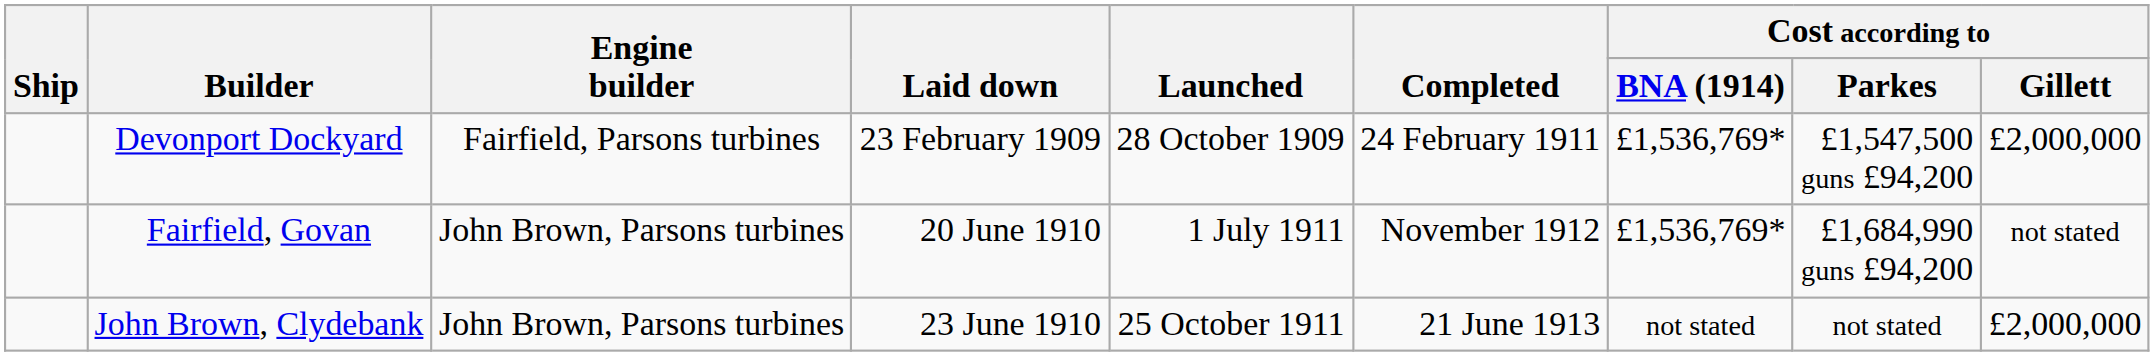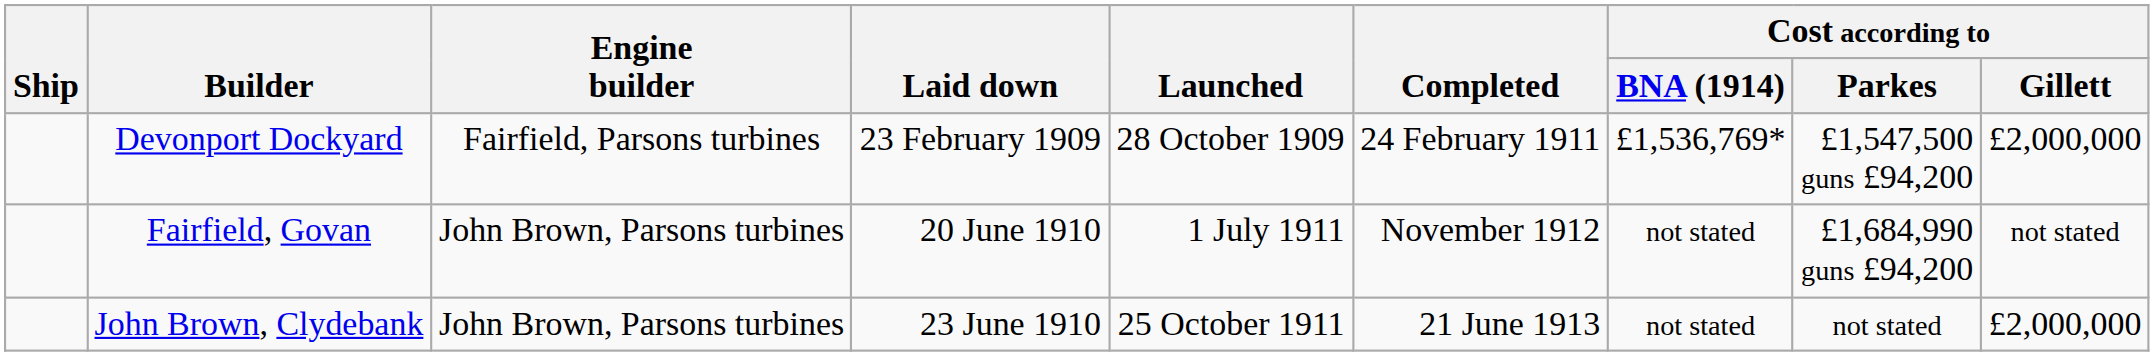(1701, 230) £1,536,769* -> (1701, 233) not stated
